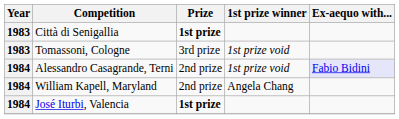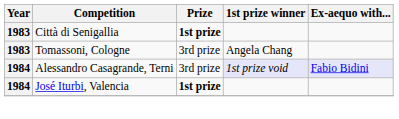(258, 50) 1st prize void -> (259, 50) Angela Chang
(200, 68) 2nd prize -> (199, 68) 3rd prize
(258, 68) no background -> (257, 68) lavender background
- row: (96, 86)
